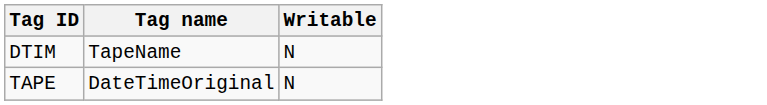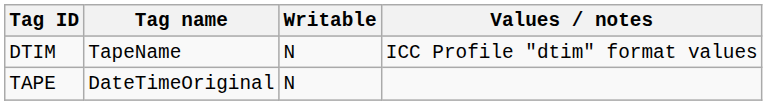+ column: (572, 21)
